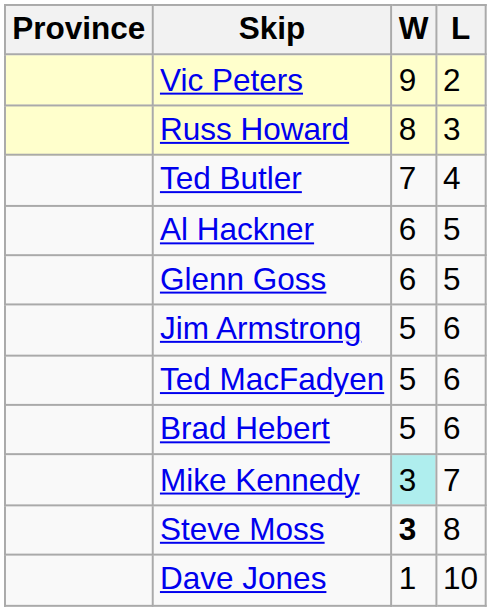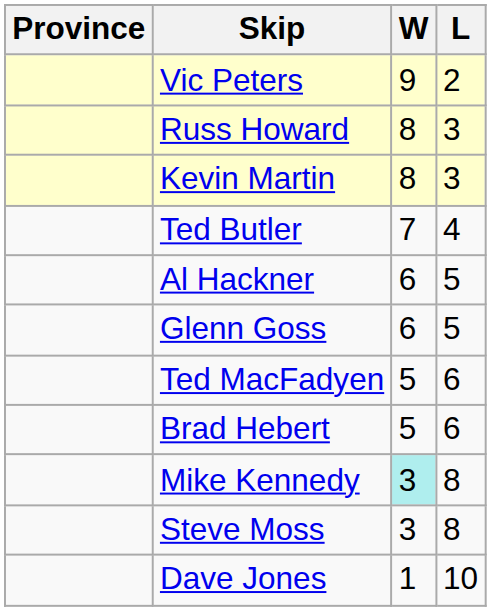+ row: (248, 179)
- row: (261, 329)
(452, 479) 7 -> (452, 479) 8
(408, 529) bold -> (408, 529) normal
